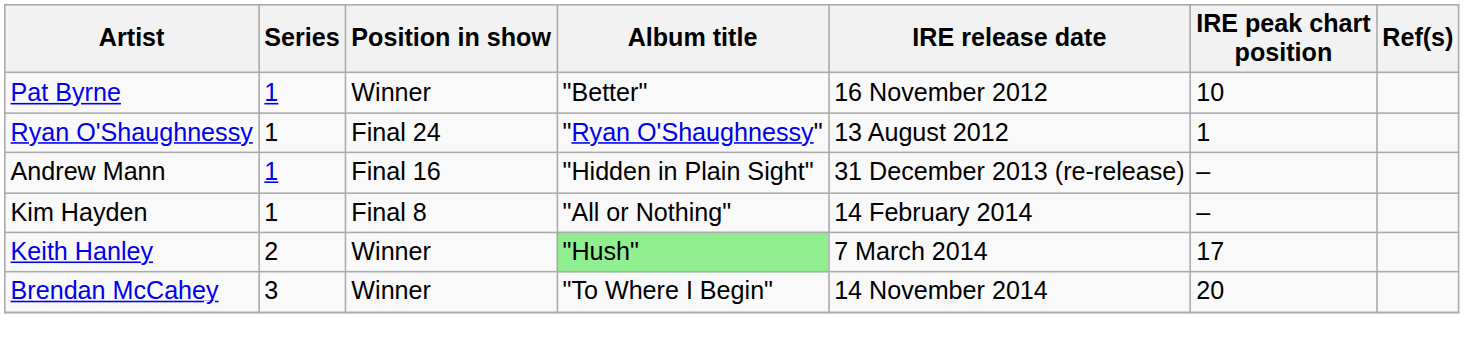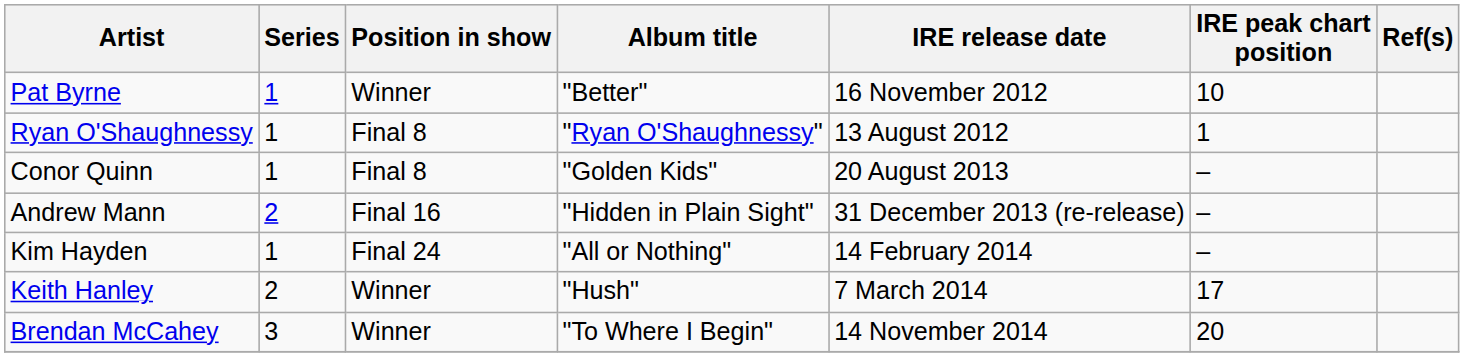(396, 132) Final 24 -> (389, 132) Final 8
+ row: (82, 172)
(271, 172) 1 -> (271, 212) 2
(389, 212) Final 8 -> (396, 251) Final 24
(601, 251) lightgreen background -> (601, 291) no background
